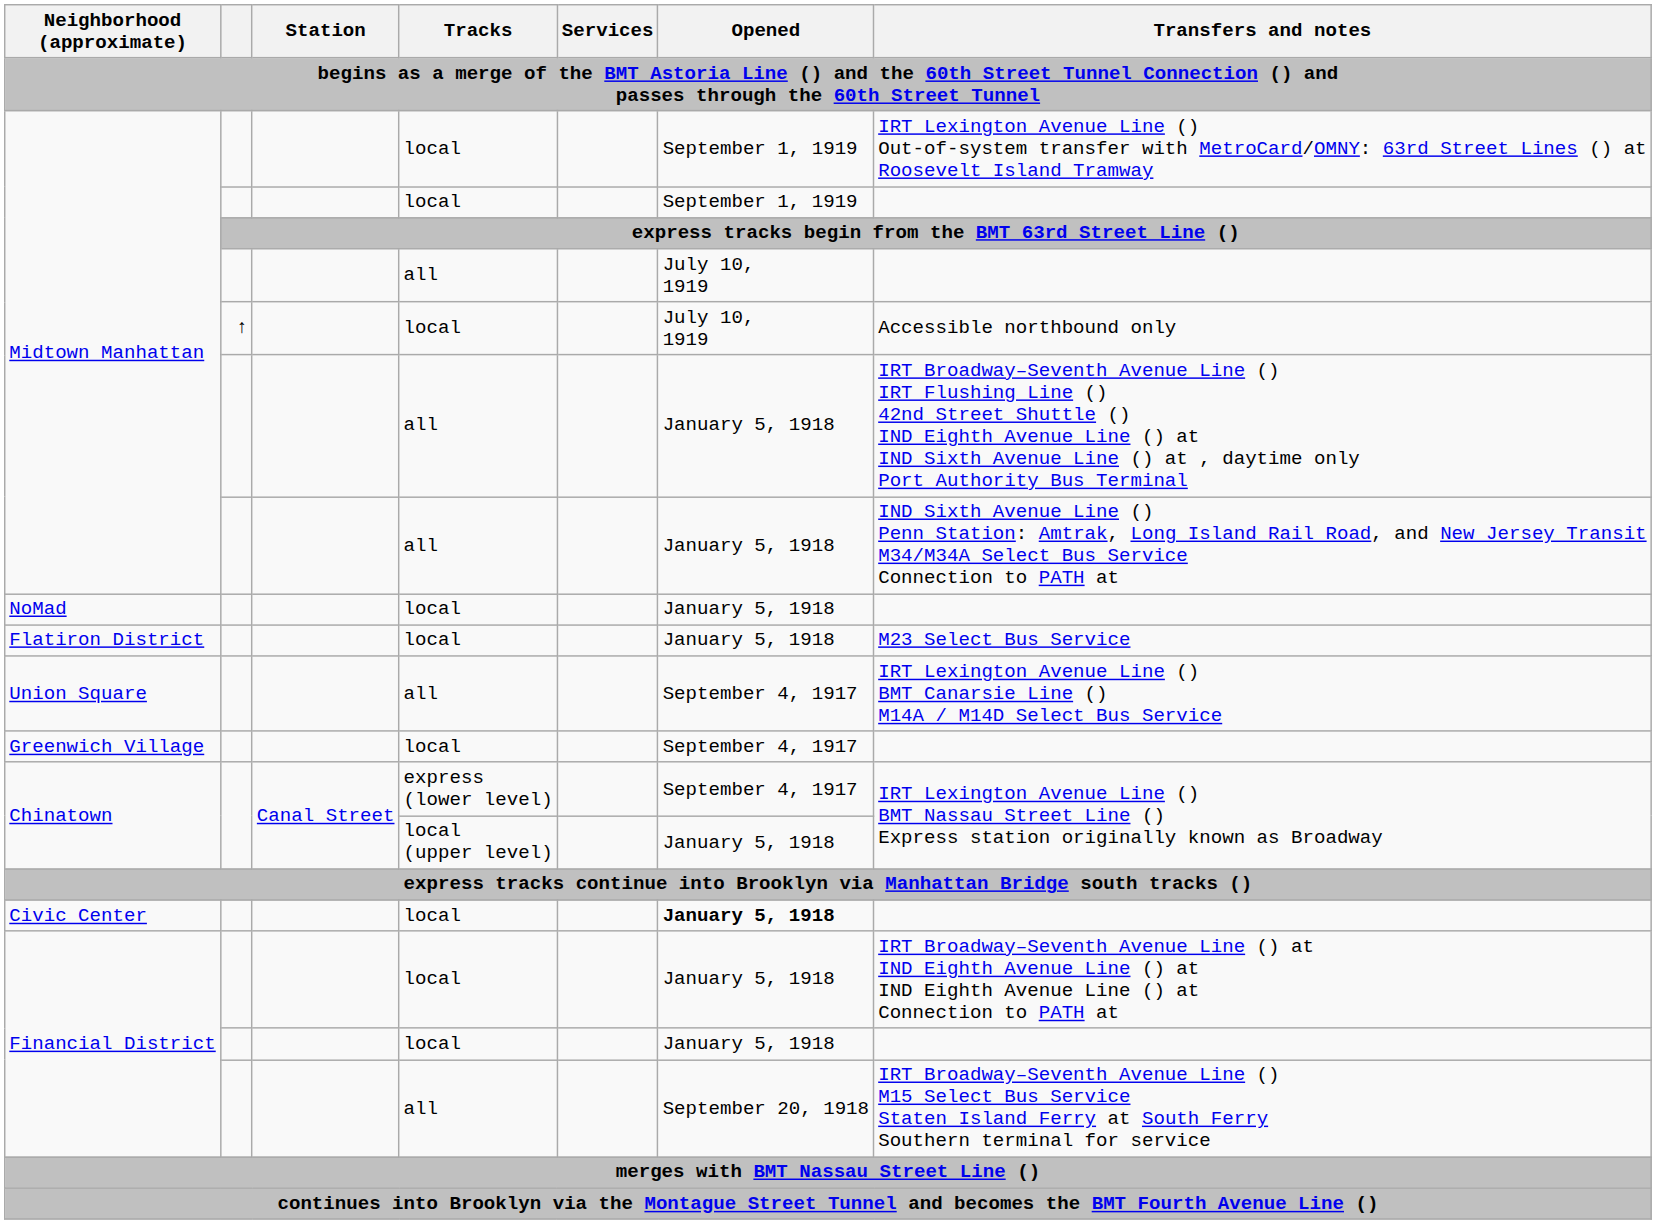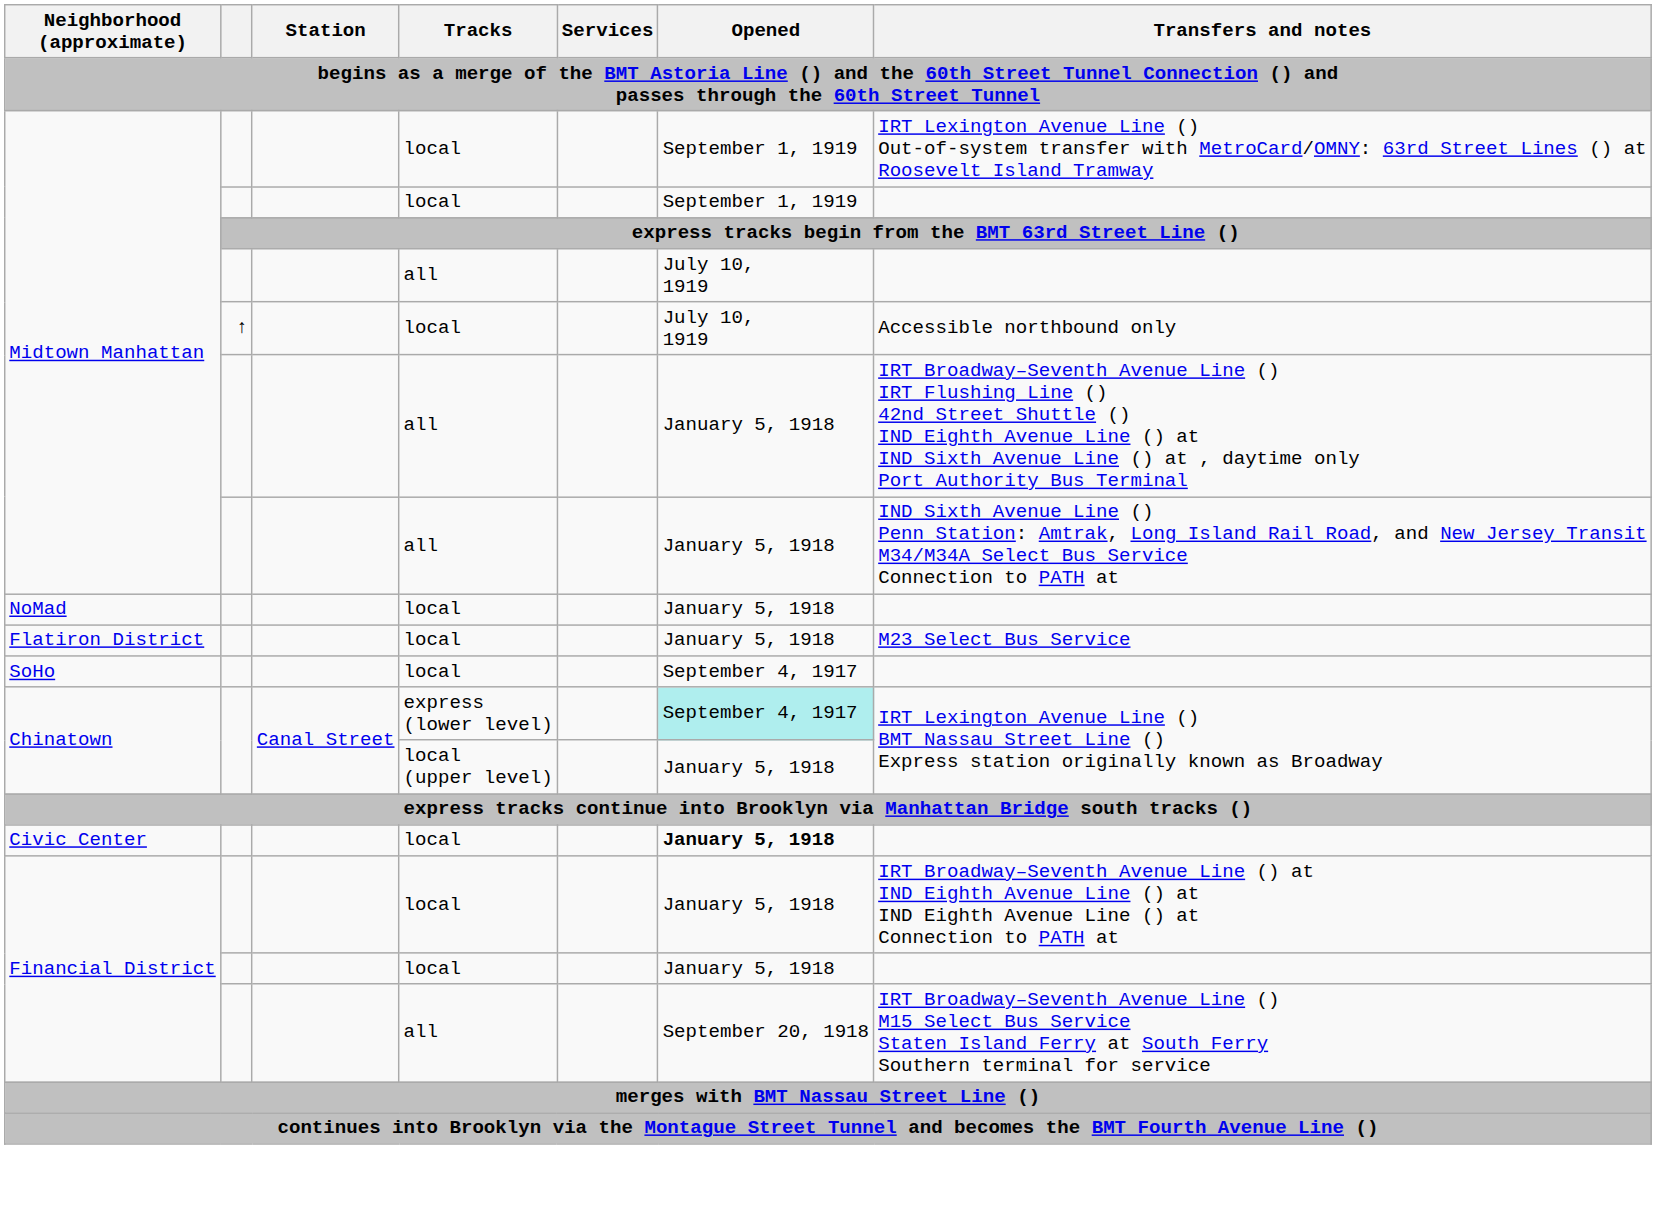- row: (78, 694)
- row: (107, 747)
+ row: (32, 672)
(760, 789) no background -> (760, 714) paleturquoise background
